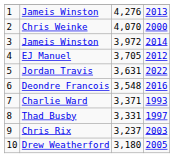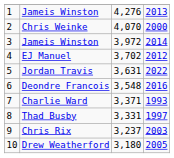(128, 56) 3,705 -> (128, 56) 3,702
